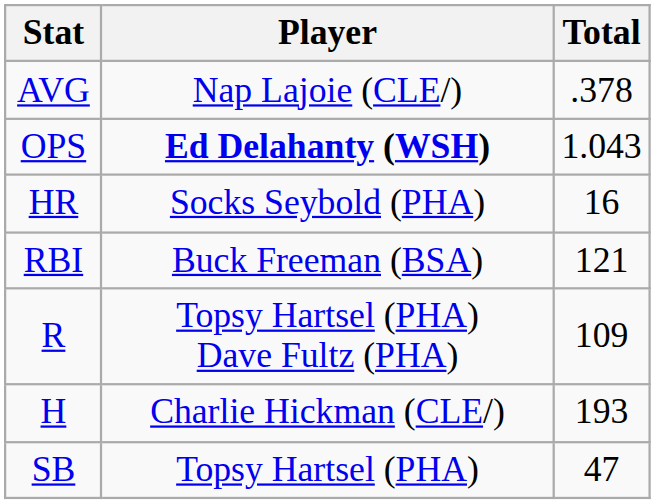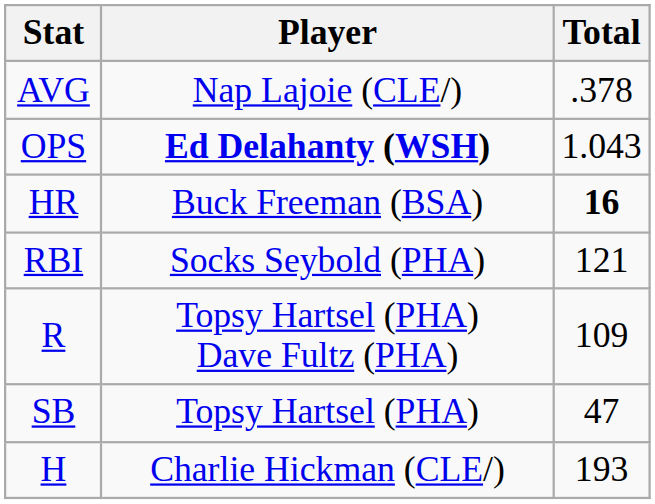(327, 202) Socks Seybold (PHA) -> (327, 202) Buck Freeman (BSA)
(602, 202) normal -> (602, 202) bold
(327, 259) Buck Freeman (BSA) -> (327, 259) Socks Seybold (PHA)
rows swapped: (53, 412) <-> (53, 469)
